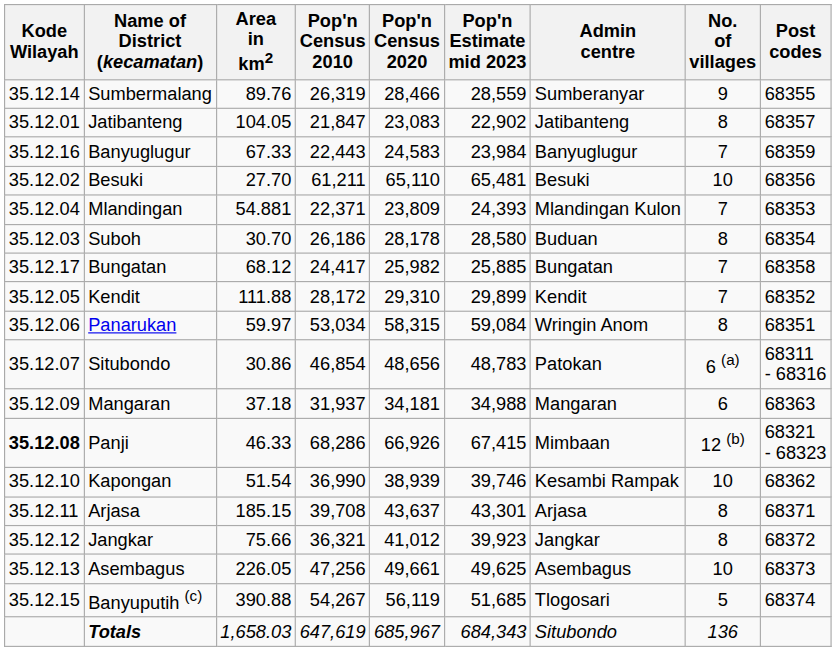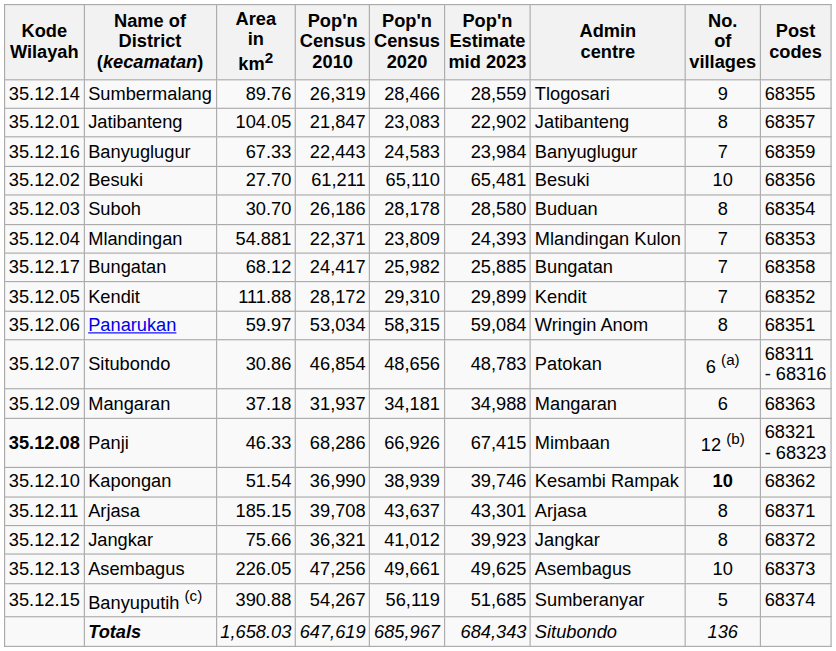(590, 93) Sumberanyar -> (572, 93) Tlogosari
rows swapped: (115, 238) <-> (135, 209)
(723, 482) normal -> (723, 482) bold
(572, 600) Tlogosari -> (590, 600) Sumberanyar
